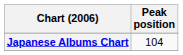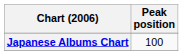(154, 42) 104 -> (154, 42) 100
